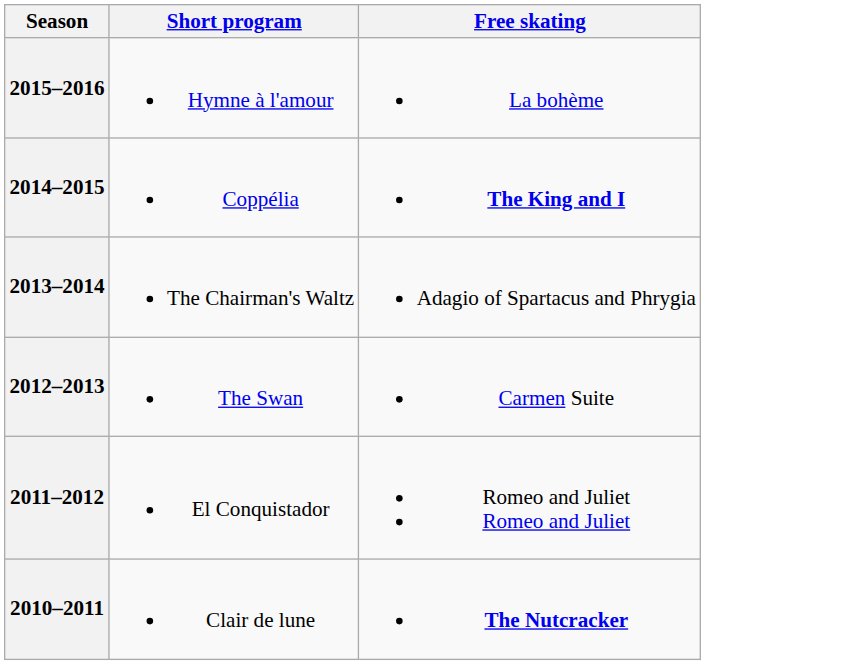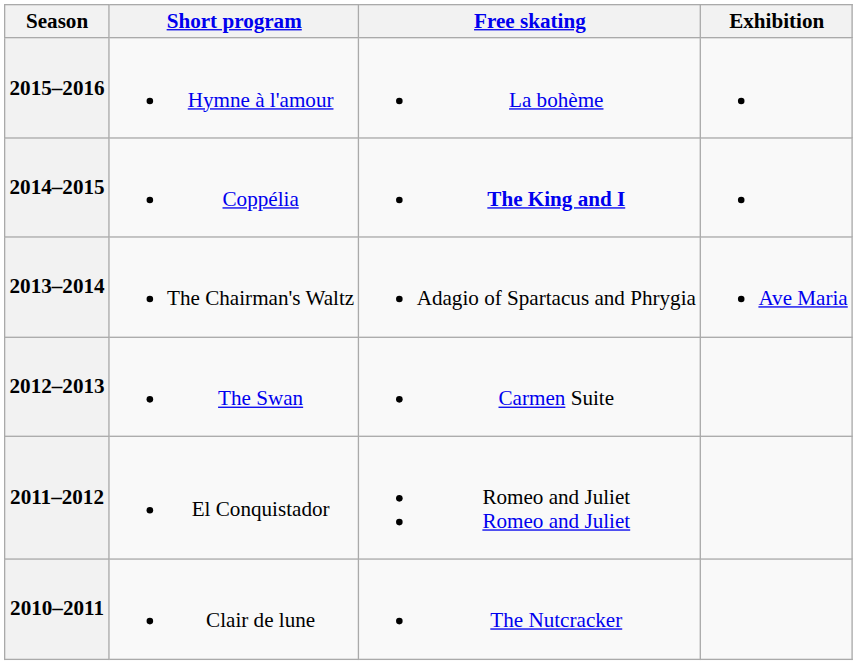+ column: (777, 21)
(530, 621) bold -> (530, 621) normal
